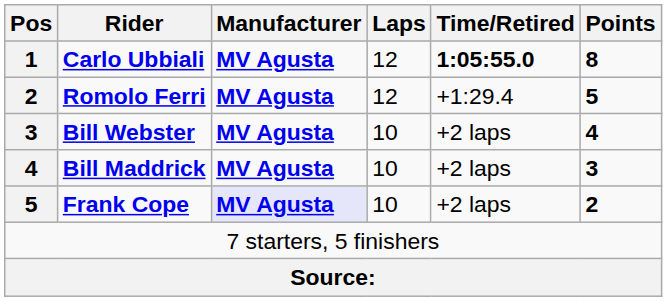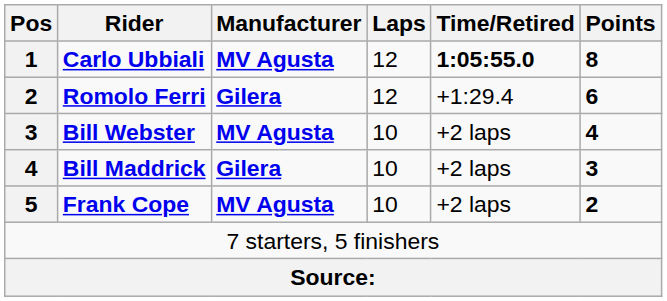(275, 96) MV Agusta -> (249, 96) Gilera
(592, 96) 5 -> (592, 96) 6
(275, 168) MV Agusta -> (249, 168) Gilera
(275, 205) lavender background -> (275, 205) no background
